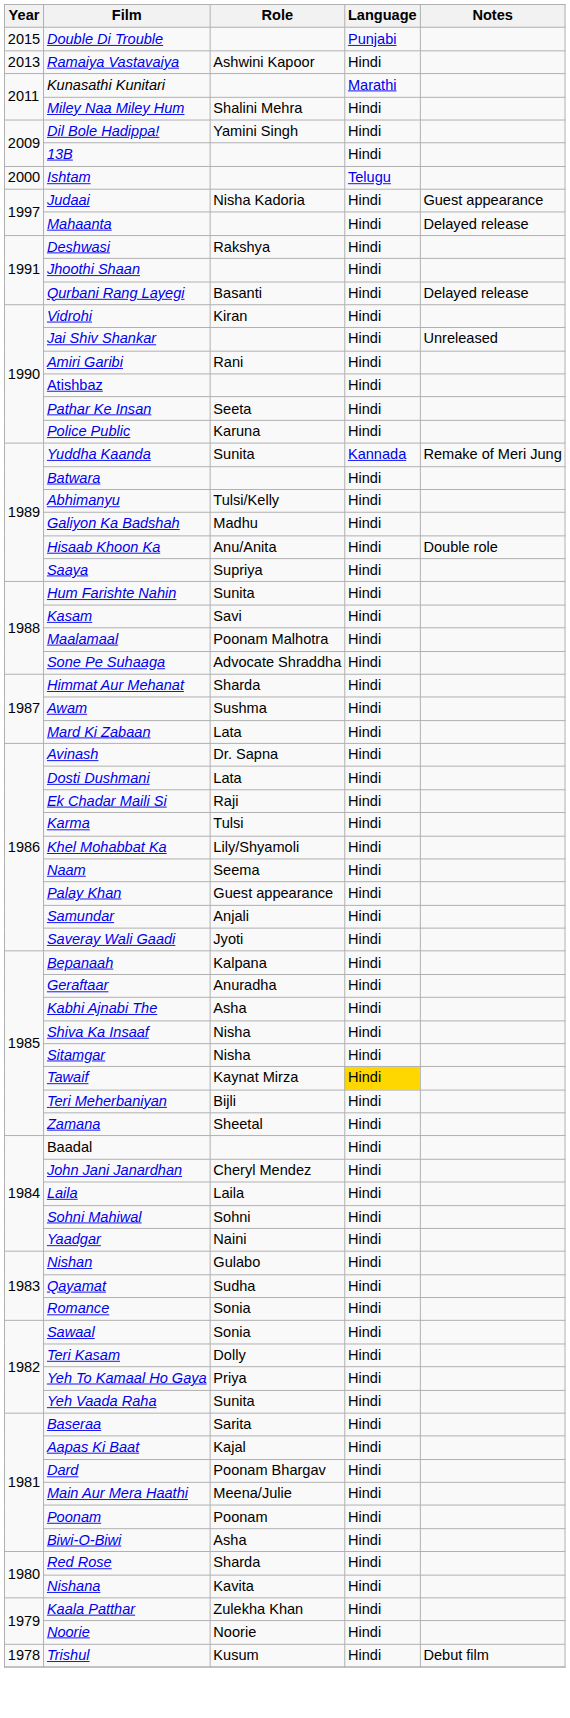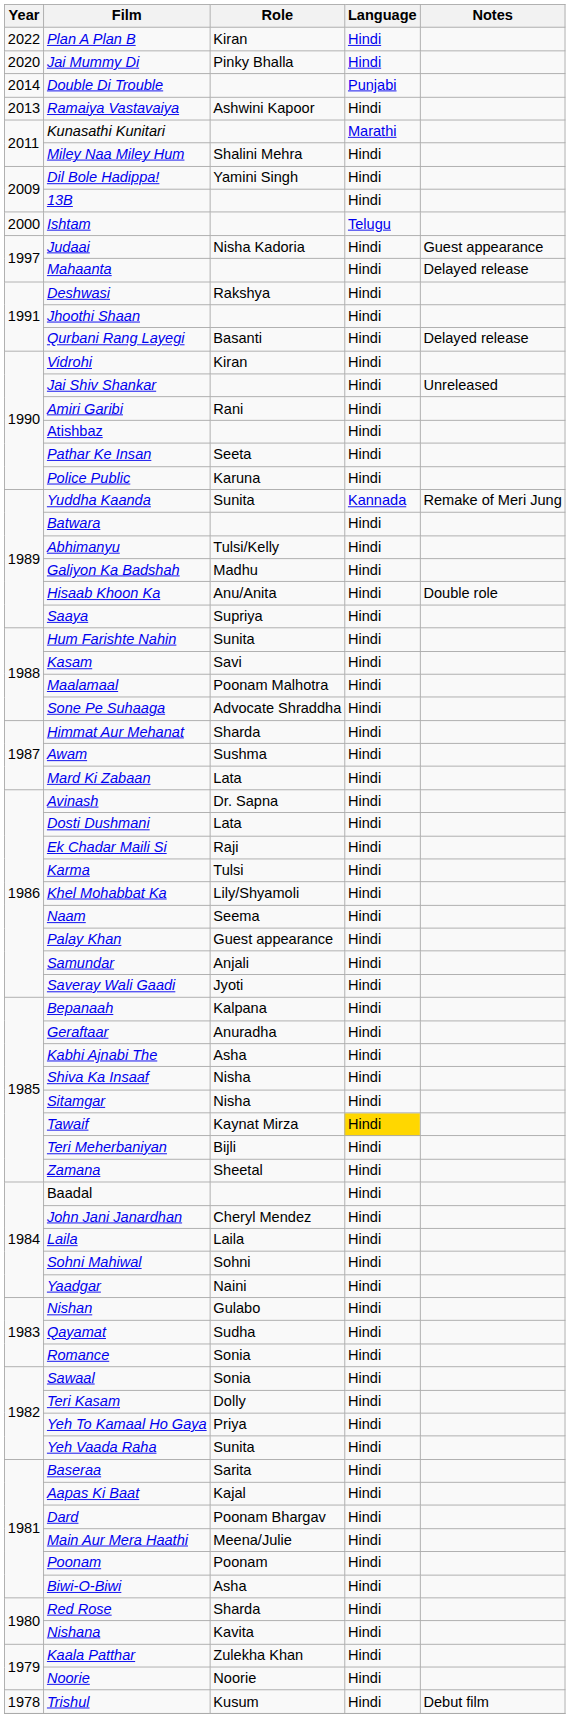+ row: (91, 39)
+ row: (93, 62)
(24, 39) 2015 -> (24, 85) 2014
